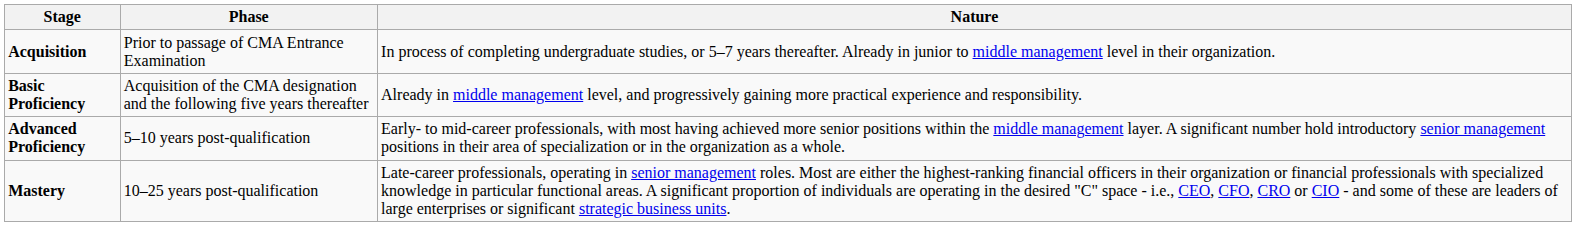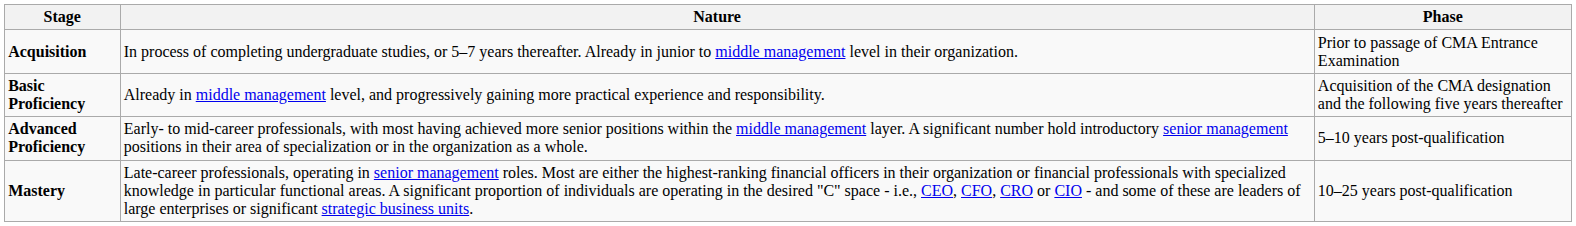columns swapped: (249, 17) <-> (974, 17)
